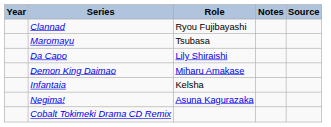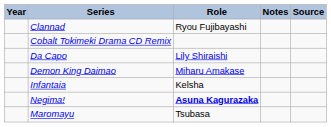rows swapped: (101, 115) <-> (52, 41)
(215, 100) normal -> (217, 100) bold
